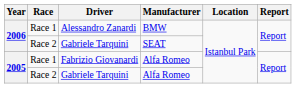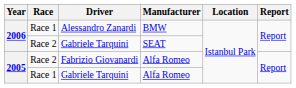(43, 59) Race 1 -> (43, 59) Race 2
(43, 75) Race 2 -> (43, 75) Race 1
